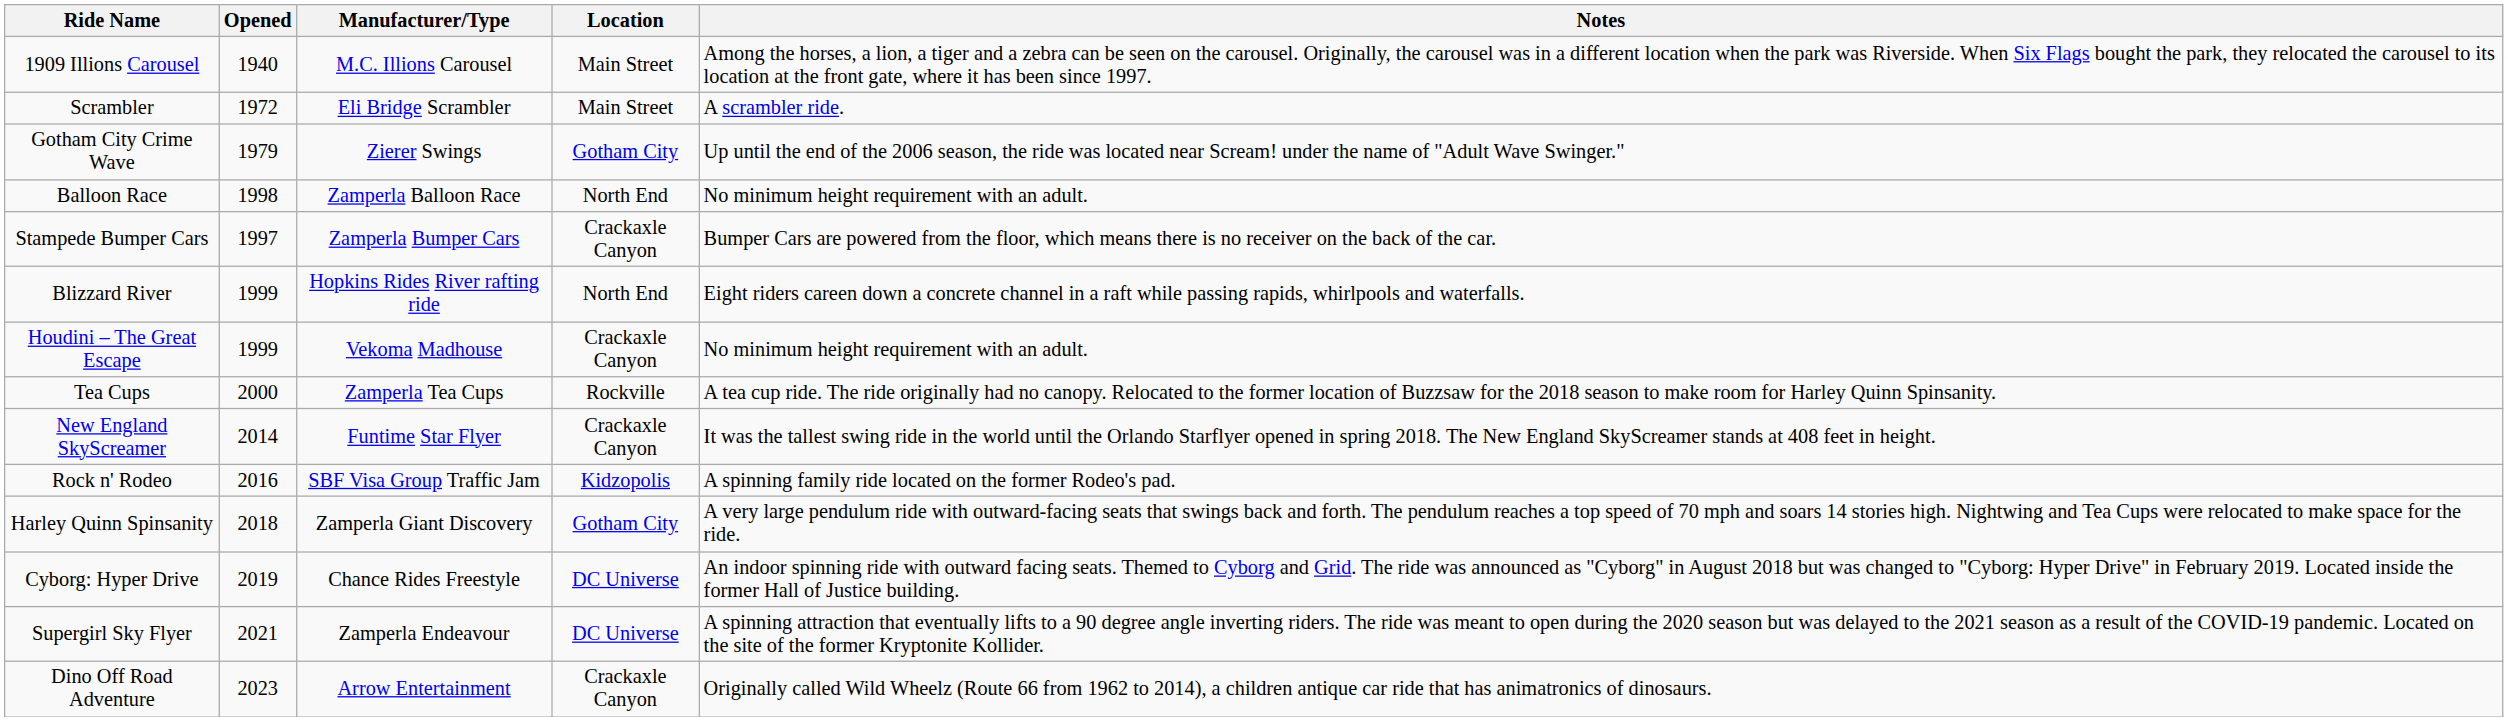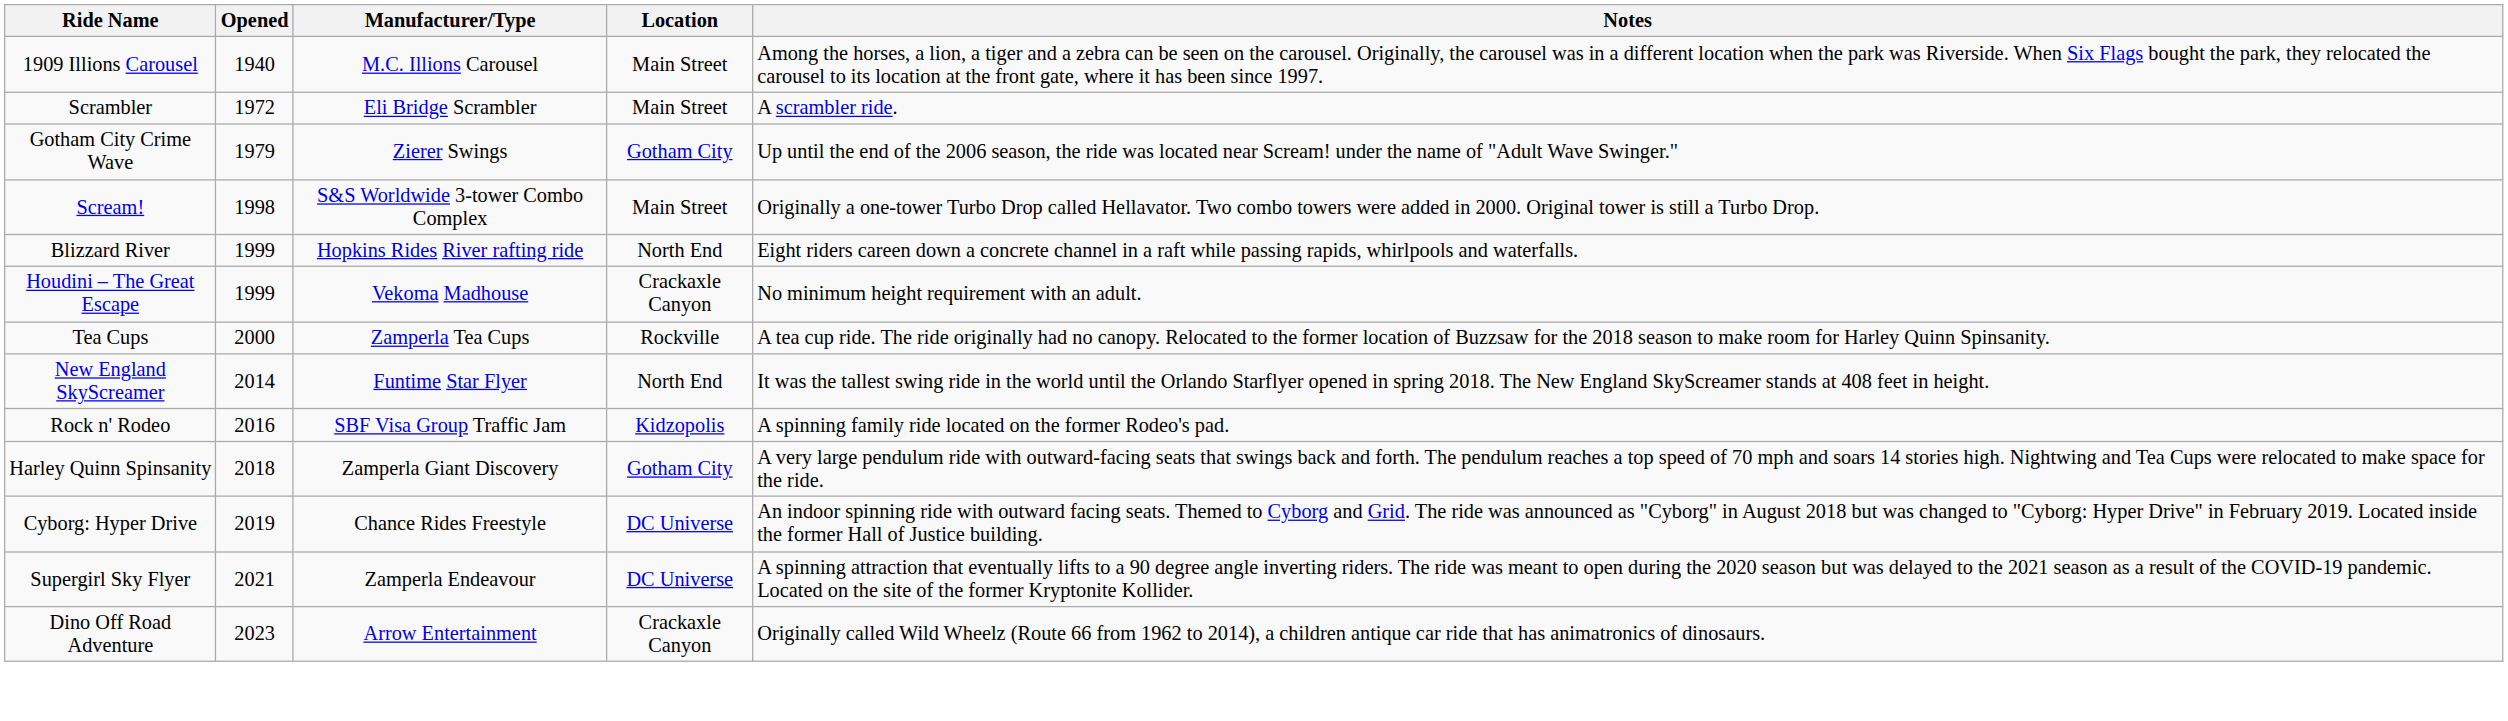- row: (112, 195)
- row: (112, 238)
+ row: (110, 206)
(625, 436) Crackaxle Canyon -> (680, 381) North End
